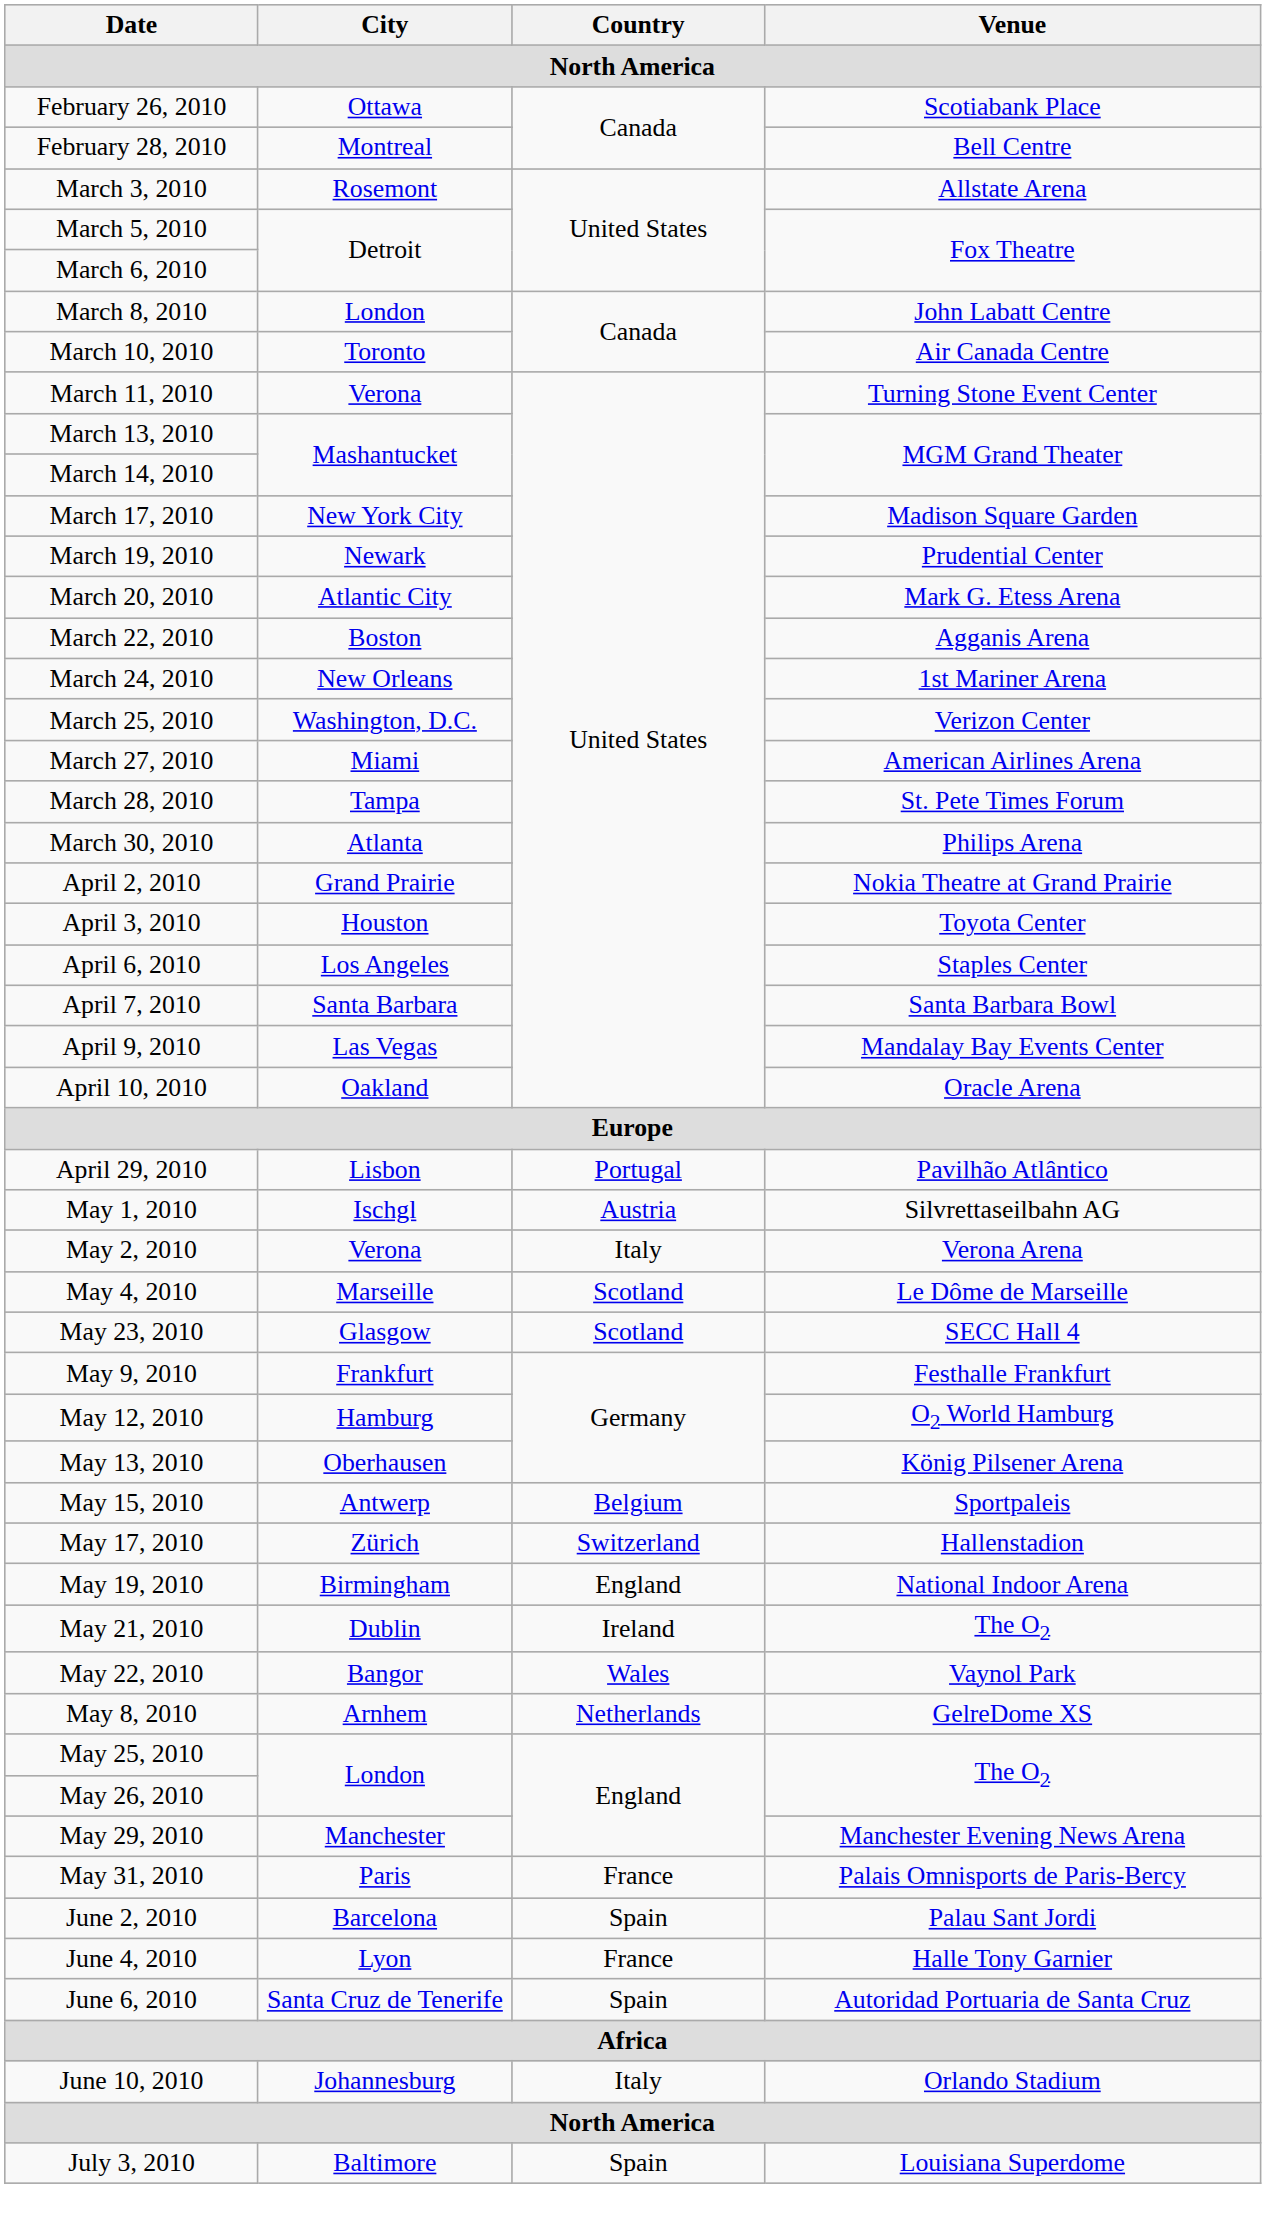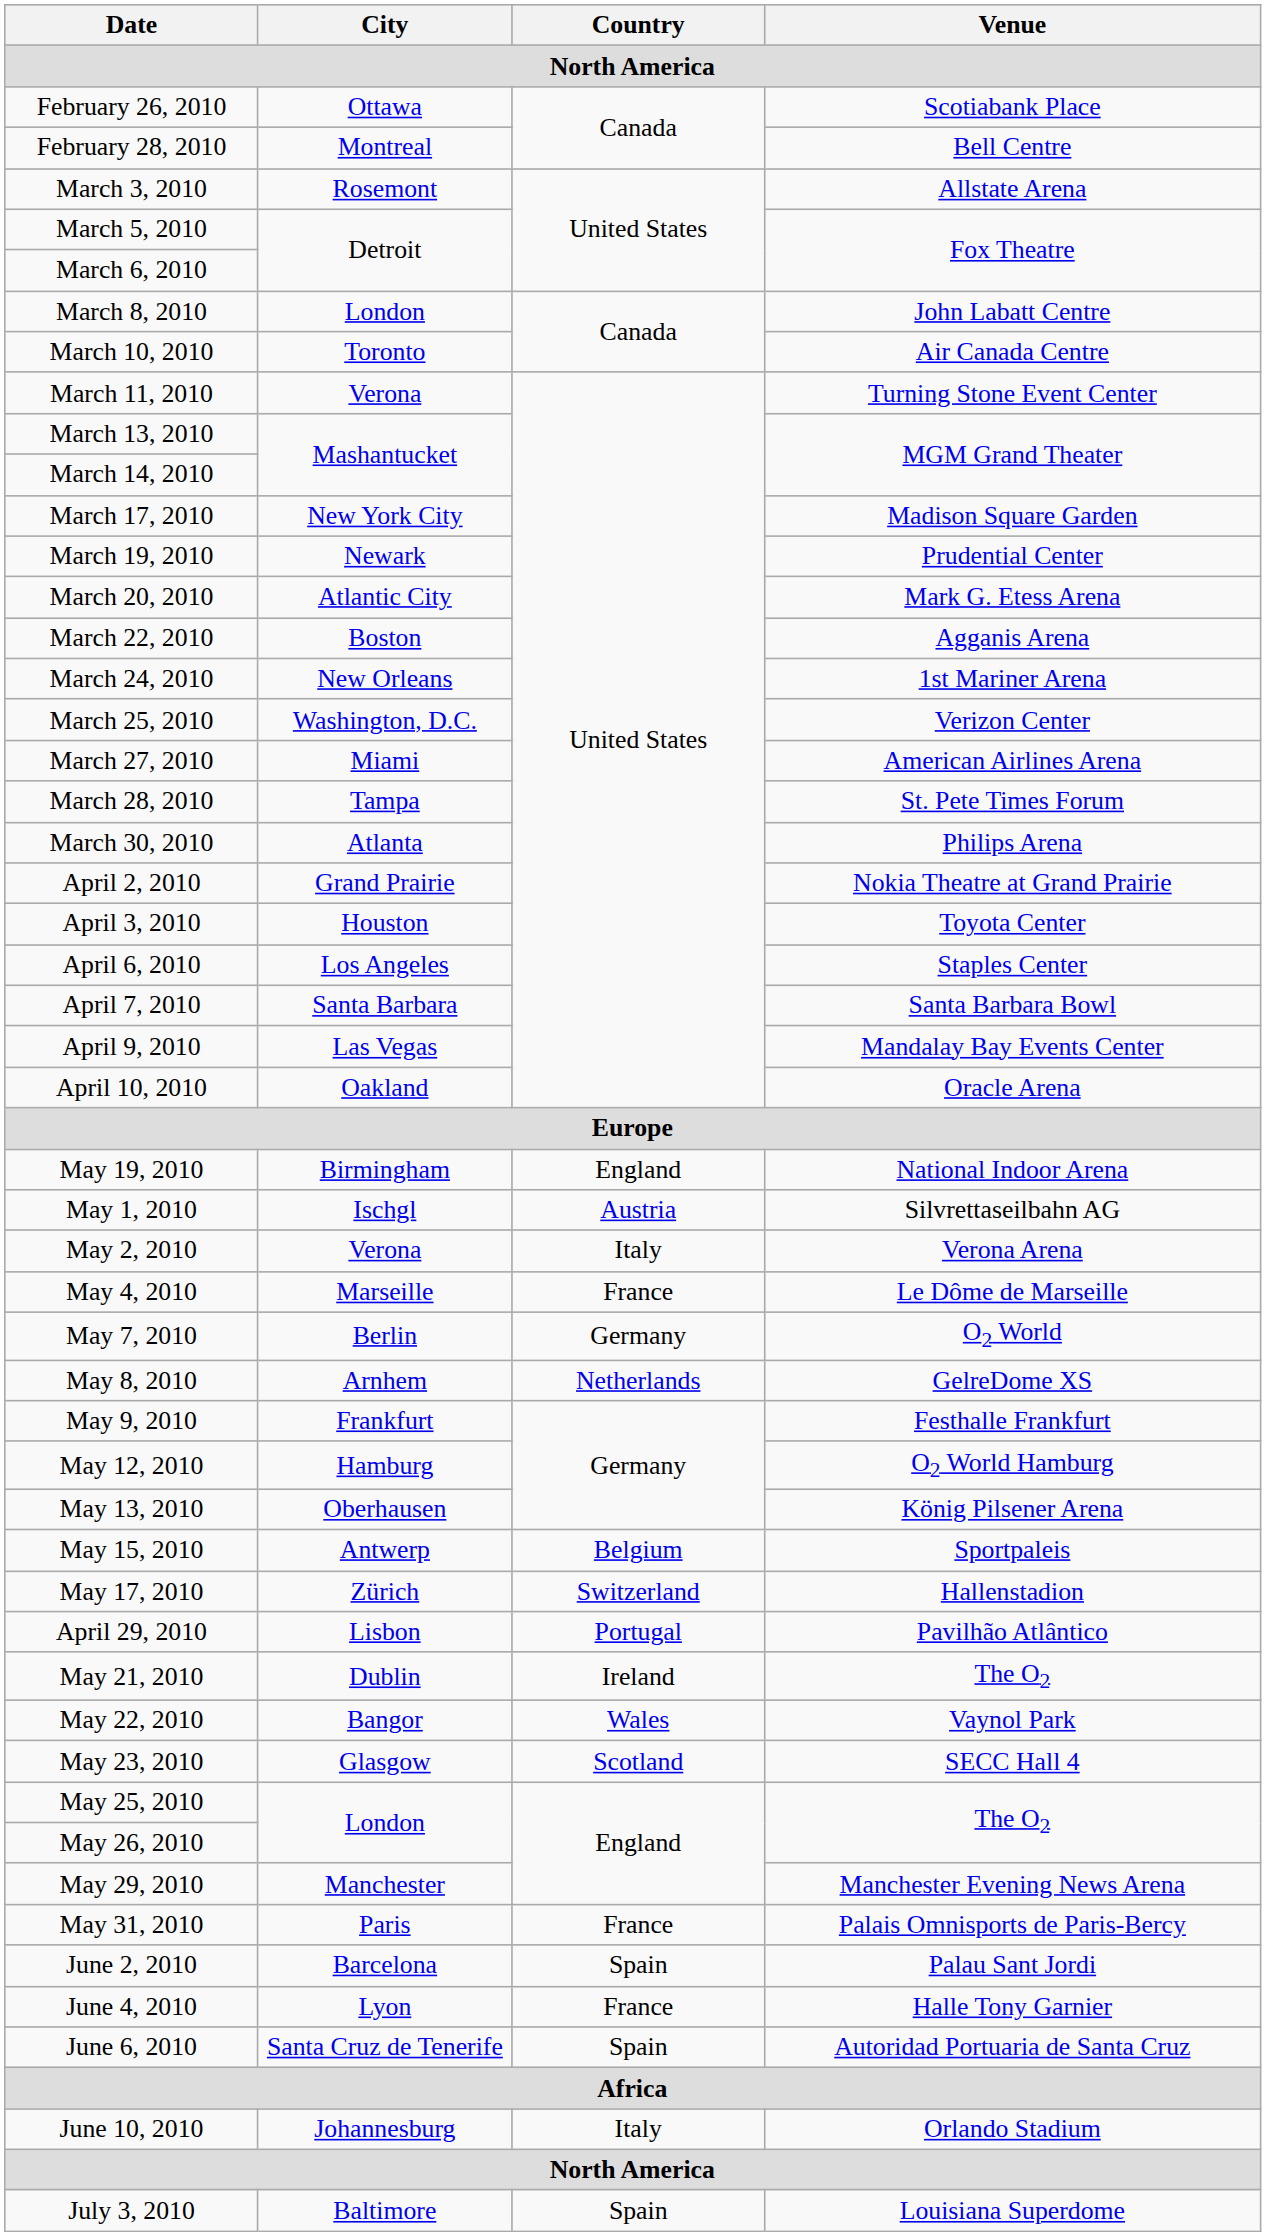rows swapped: (131, 1168) <-> (131, 1584)
(638, 1291) Scotland -> (638, 1291) France
+ row: (131, 1335)
rows swapped: (131, 1713) <-> (131, 1332)
